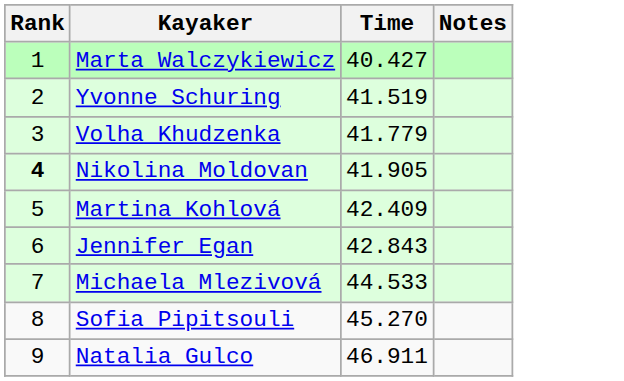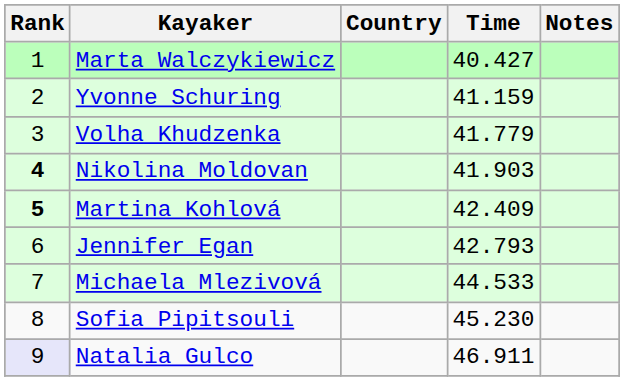+ column: (394, 23)
(387, 98) 41.519 -> (493, 98) 41.159
(387, 172) 41.905 -> (493, 172) 41.903
(38, 209) normal -> (38, 209) bold
(387, 246) 42.843 -> (493, 246) 42.793
(387, 320) 45.270 -> (493, 320) 45.230
(38, 357) no background -> (38, 357) lavender background
